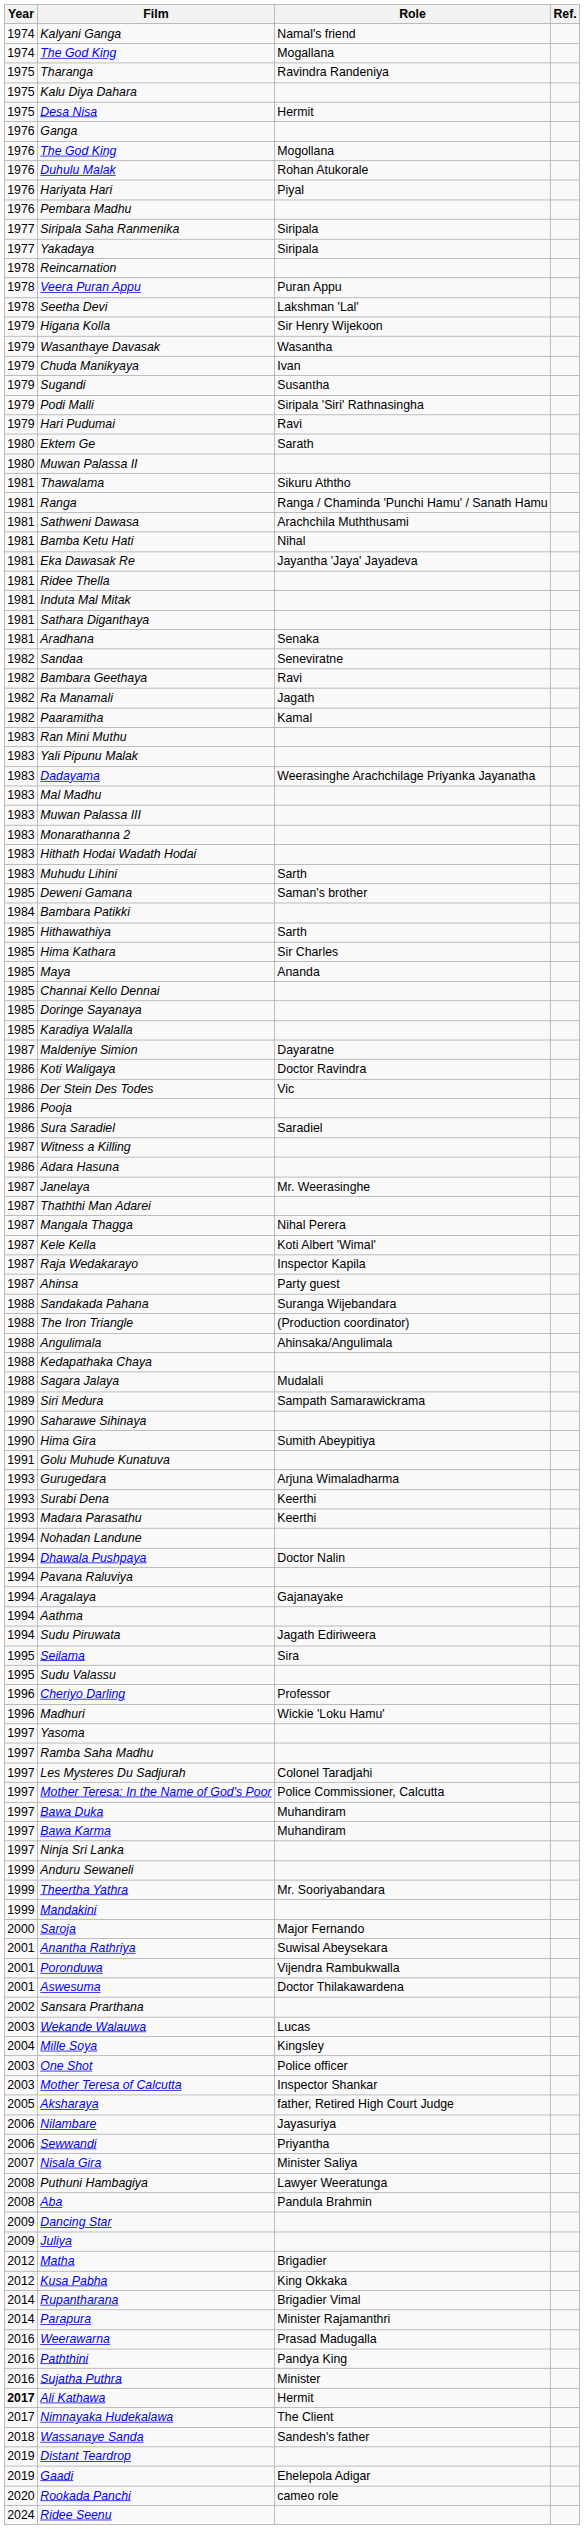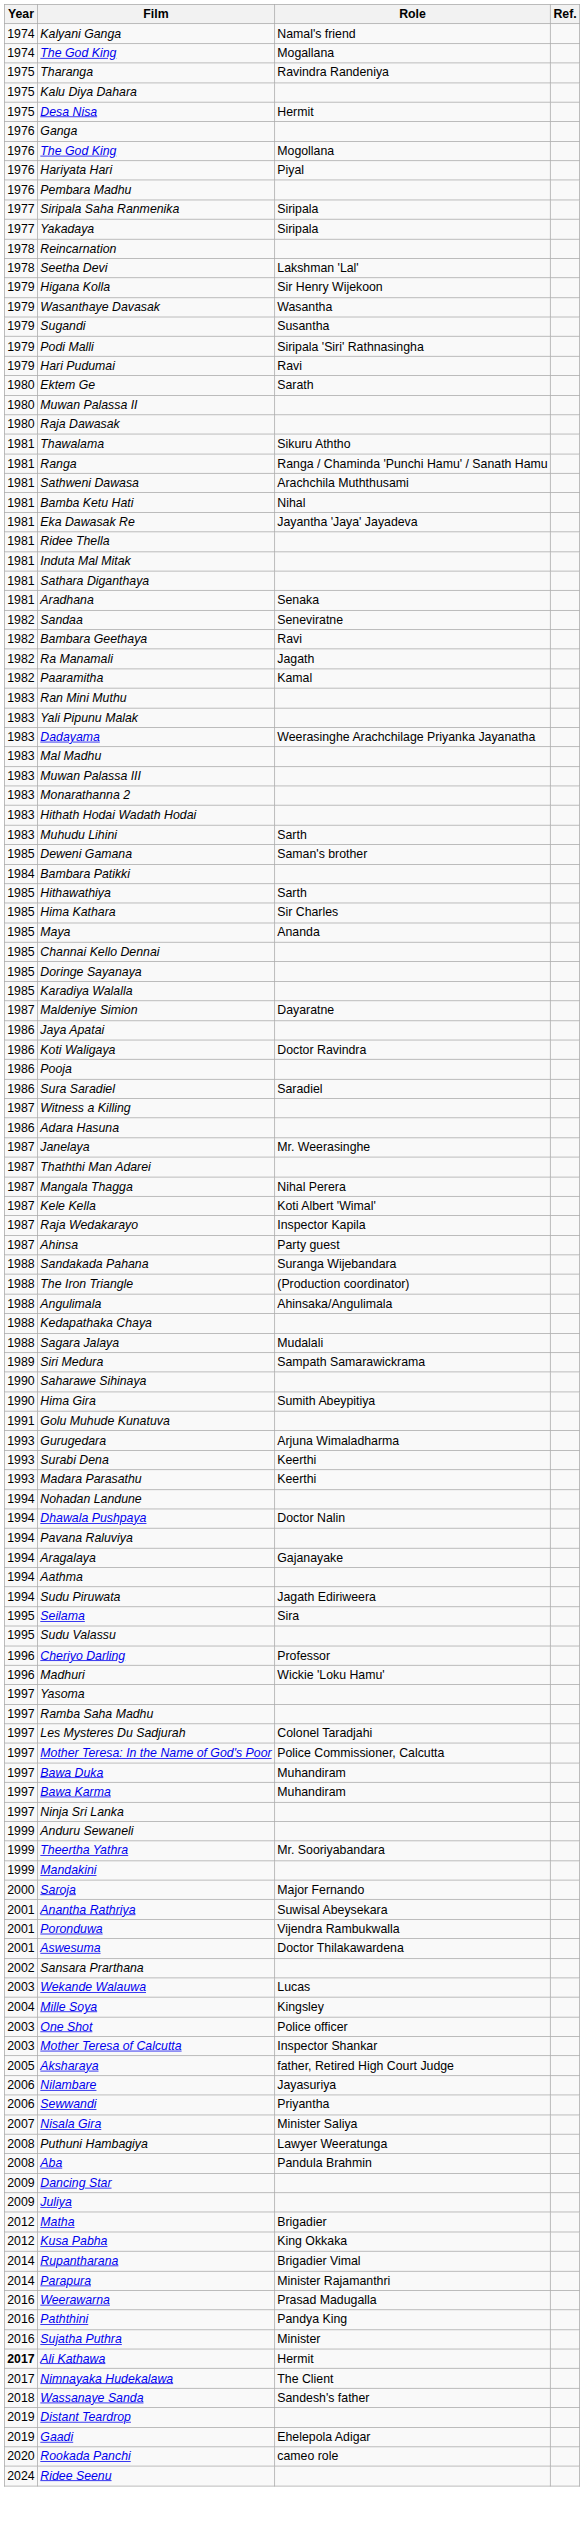- row: (78, 170)
- row: (91, 287)
- row: (90, 365)
+ row: (80, 424)
+ row: (72, 1030)
- row: (97, 1088)
